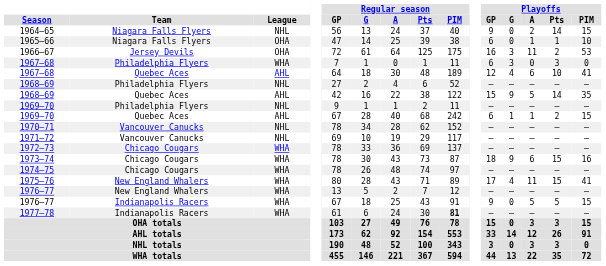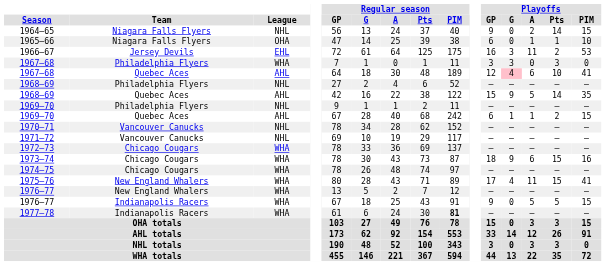(282, 52) OHA -> (282, 52) EHL
(491, 63) 6 -> (491, 63) 3
(511, 74) no background -> (511, 74) pink background
